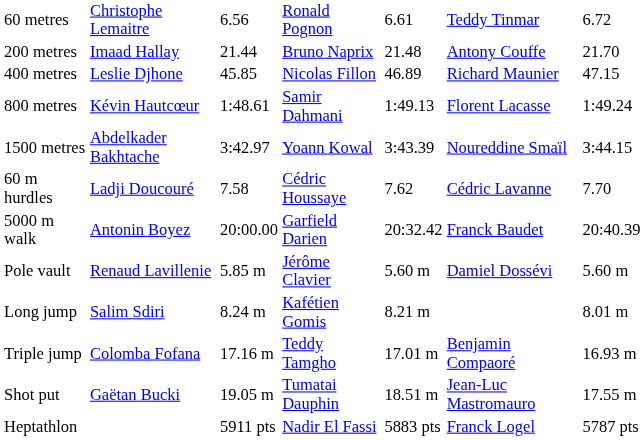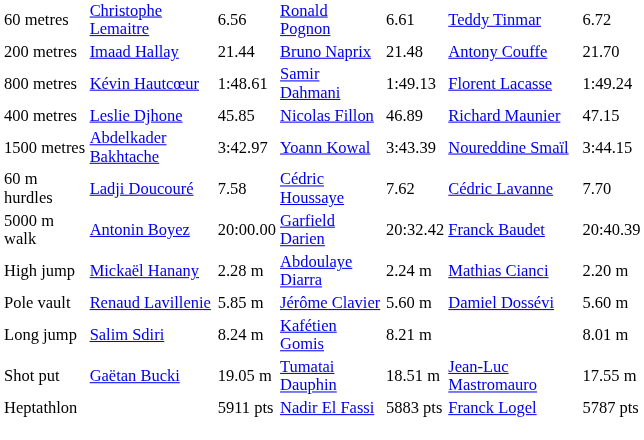rows swapped: (40, 74) <-> (40, 106)
+ row: (40, 270)
- row: (43, 353)
